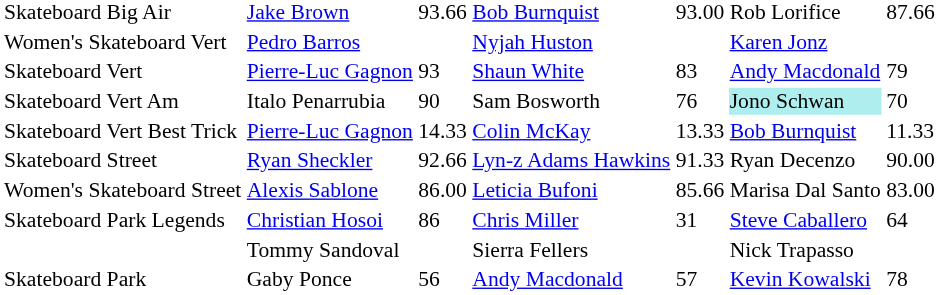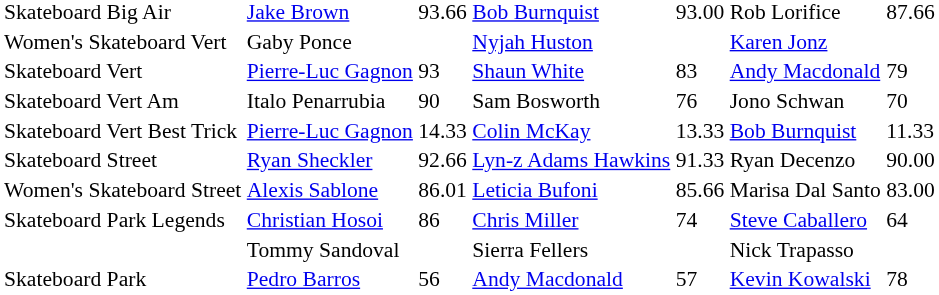(303, 41) Pedro Barros -> (299, 41) Gaby Ponce
(787, 101) paleturquoise background -> (787, 101) no background
(443, 190) 86.00 -> (443, 190) 86.01
(686, 219) 31 -> (686, 219) 74
(299, 279) Gaby Ponce -> (303, 279) Pedro Barros
